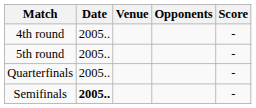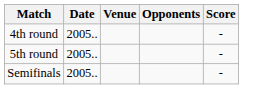- row: (40, 73)
(94, 93) bold -> (82, 73) normal
